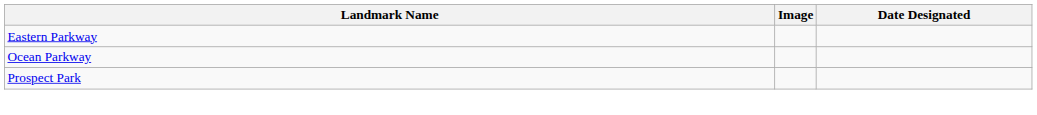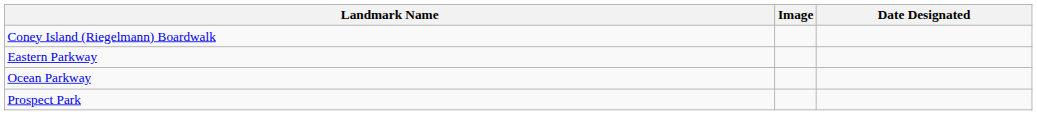+ row: (112, 36)
